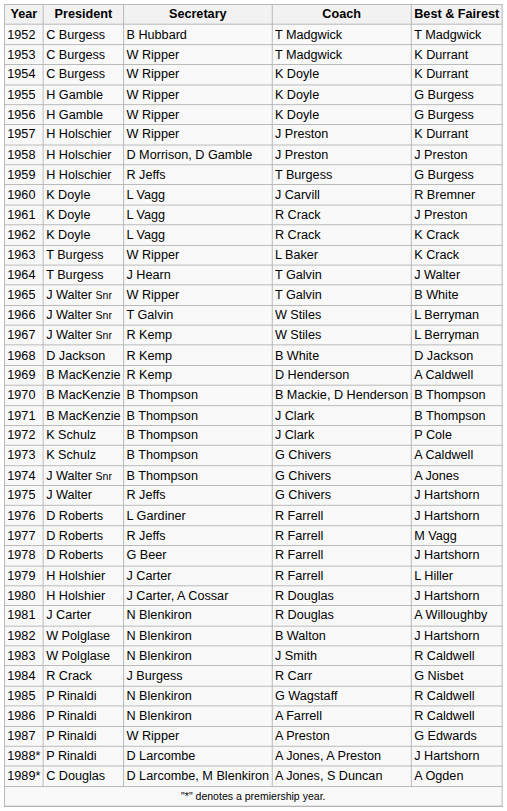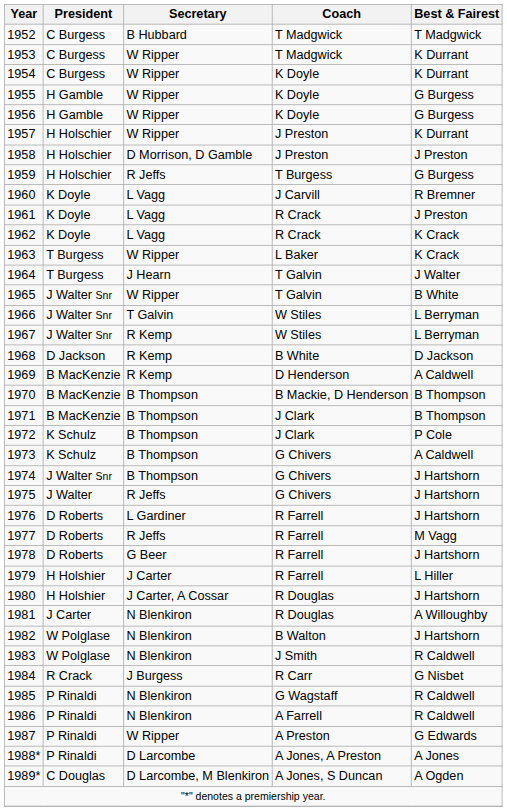(437, 475) A Jones -> (447, 475) J Hartshorn
(447, 756) J Hartshorn -> (437, 756) A Jones
